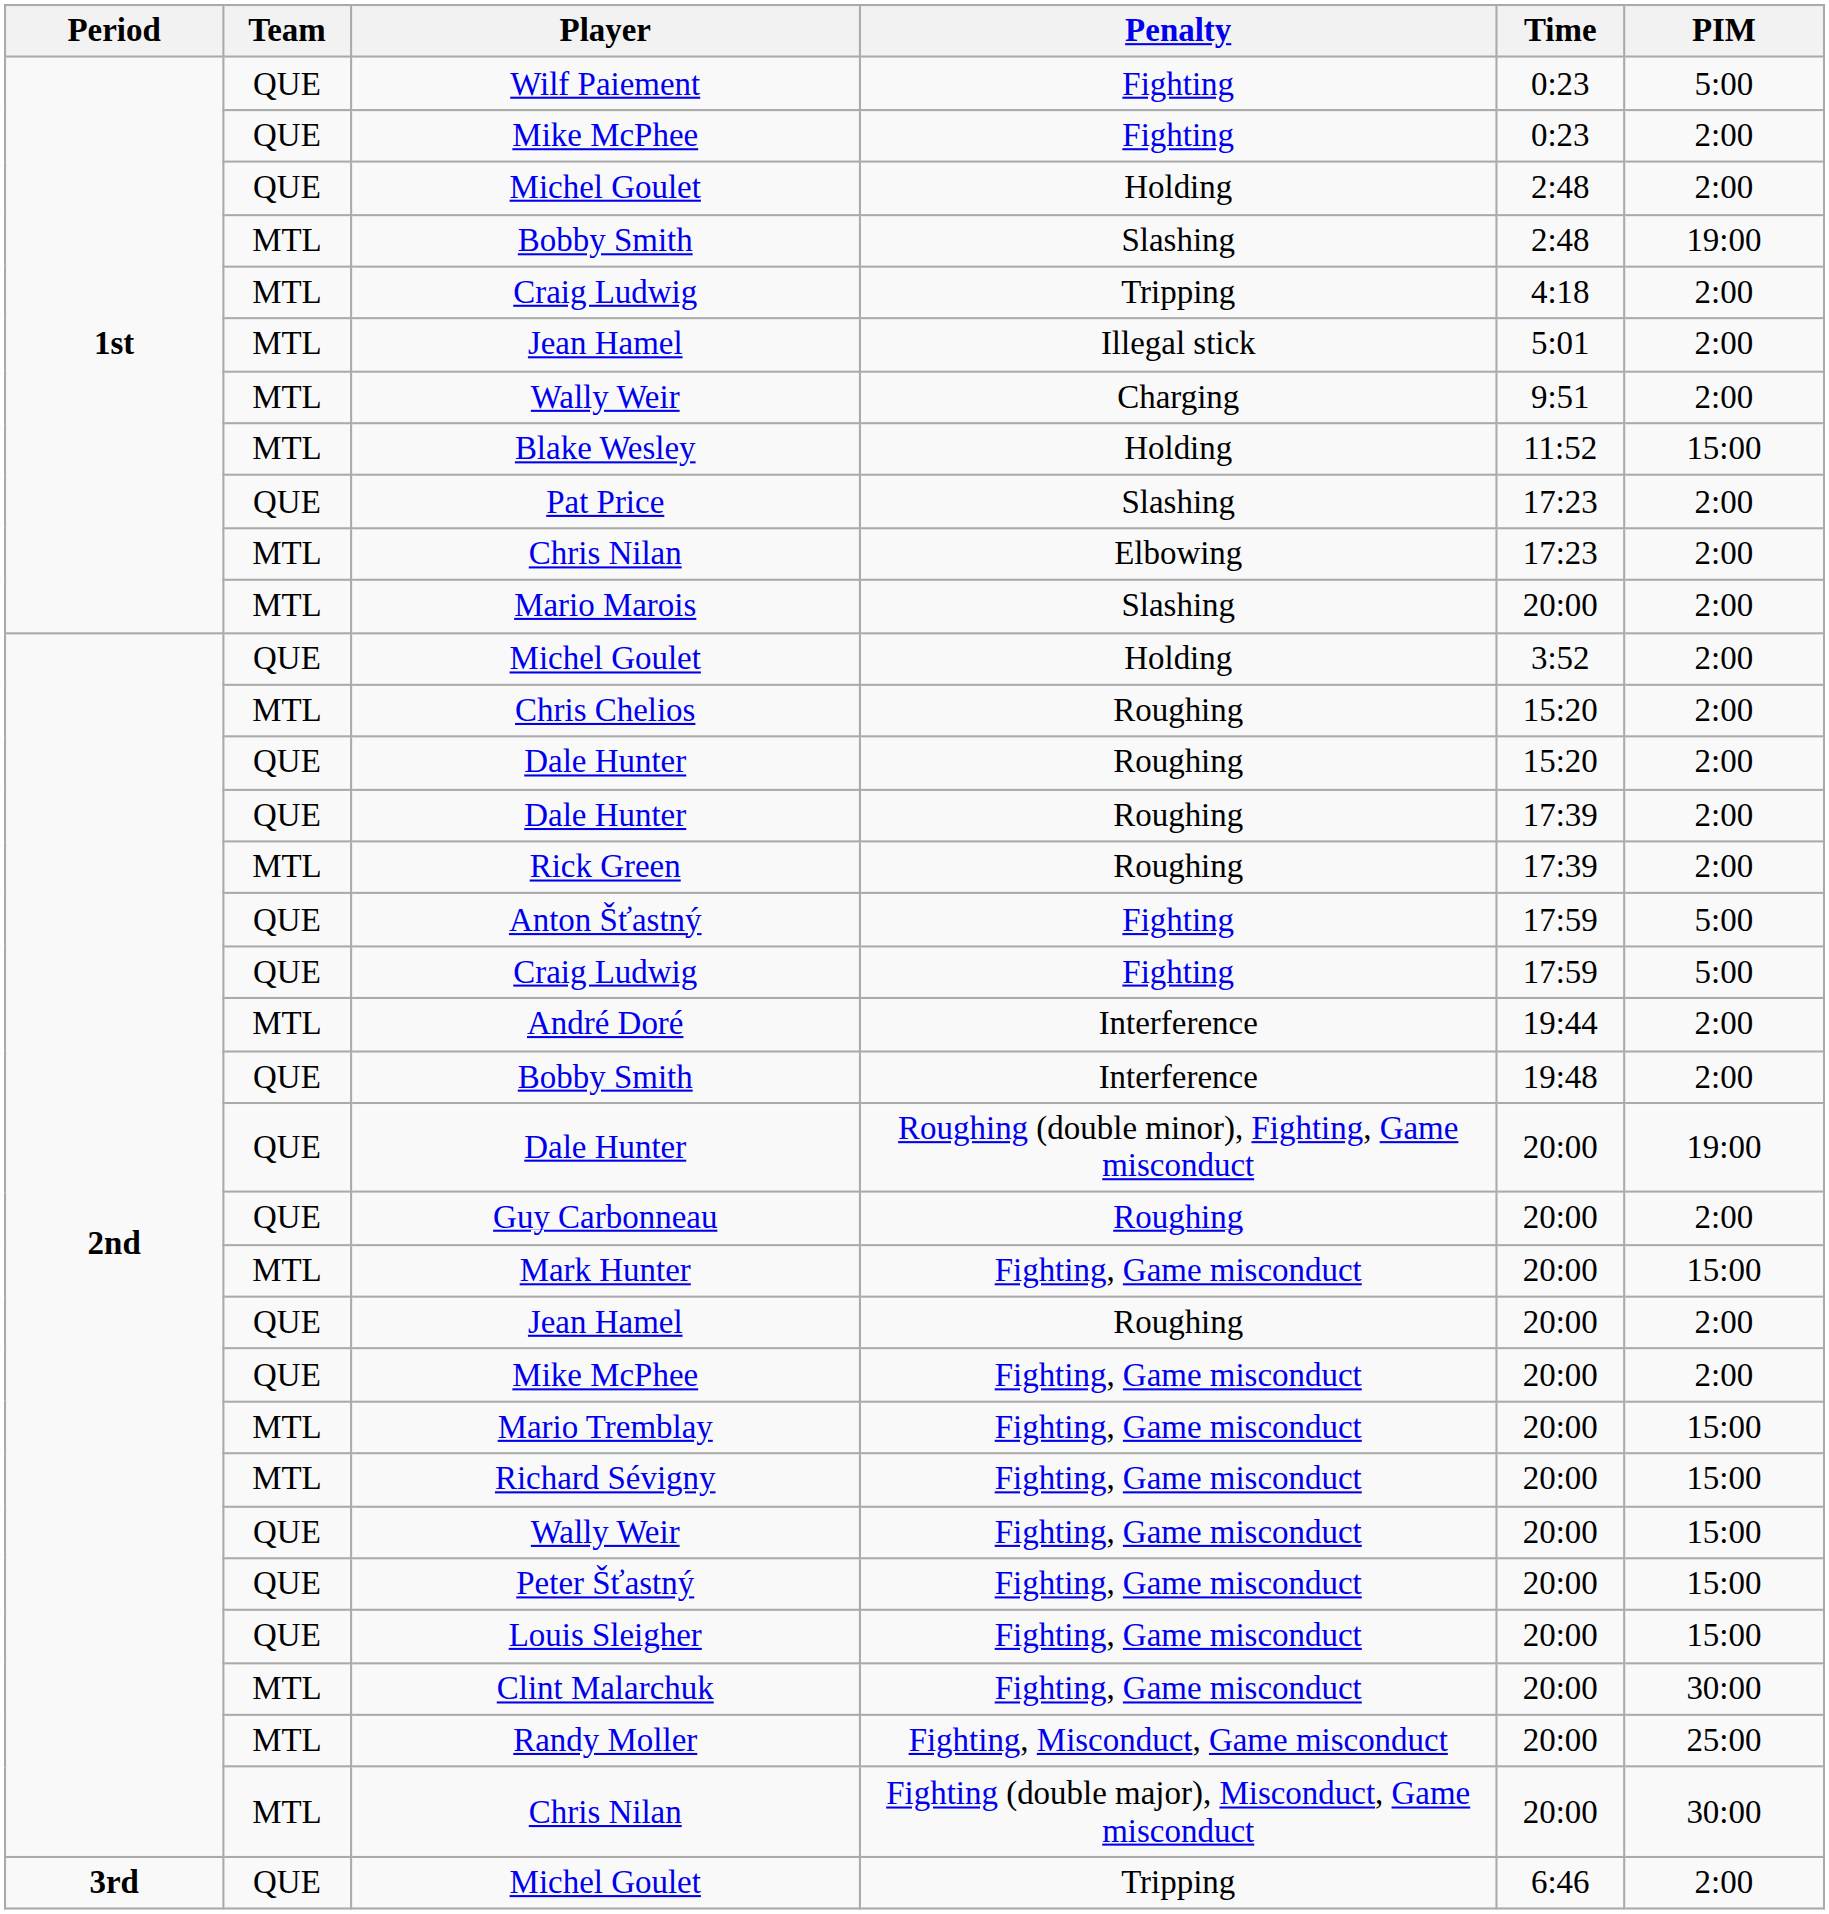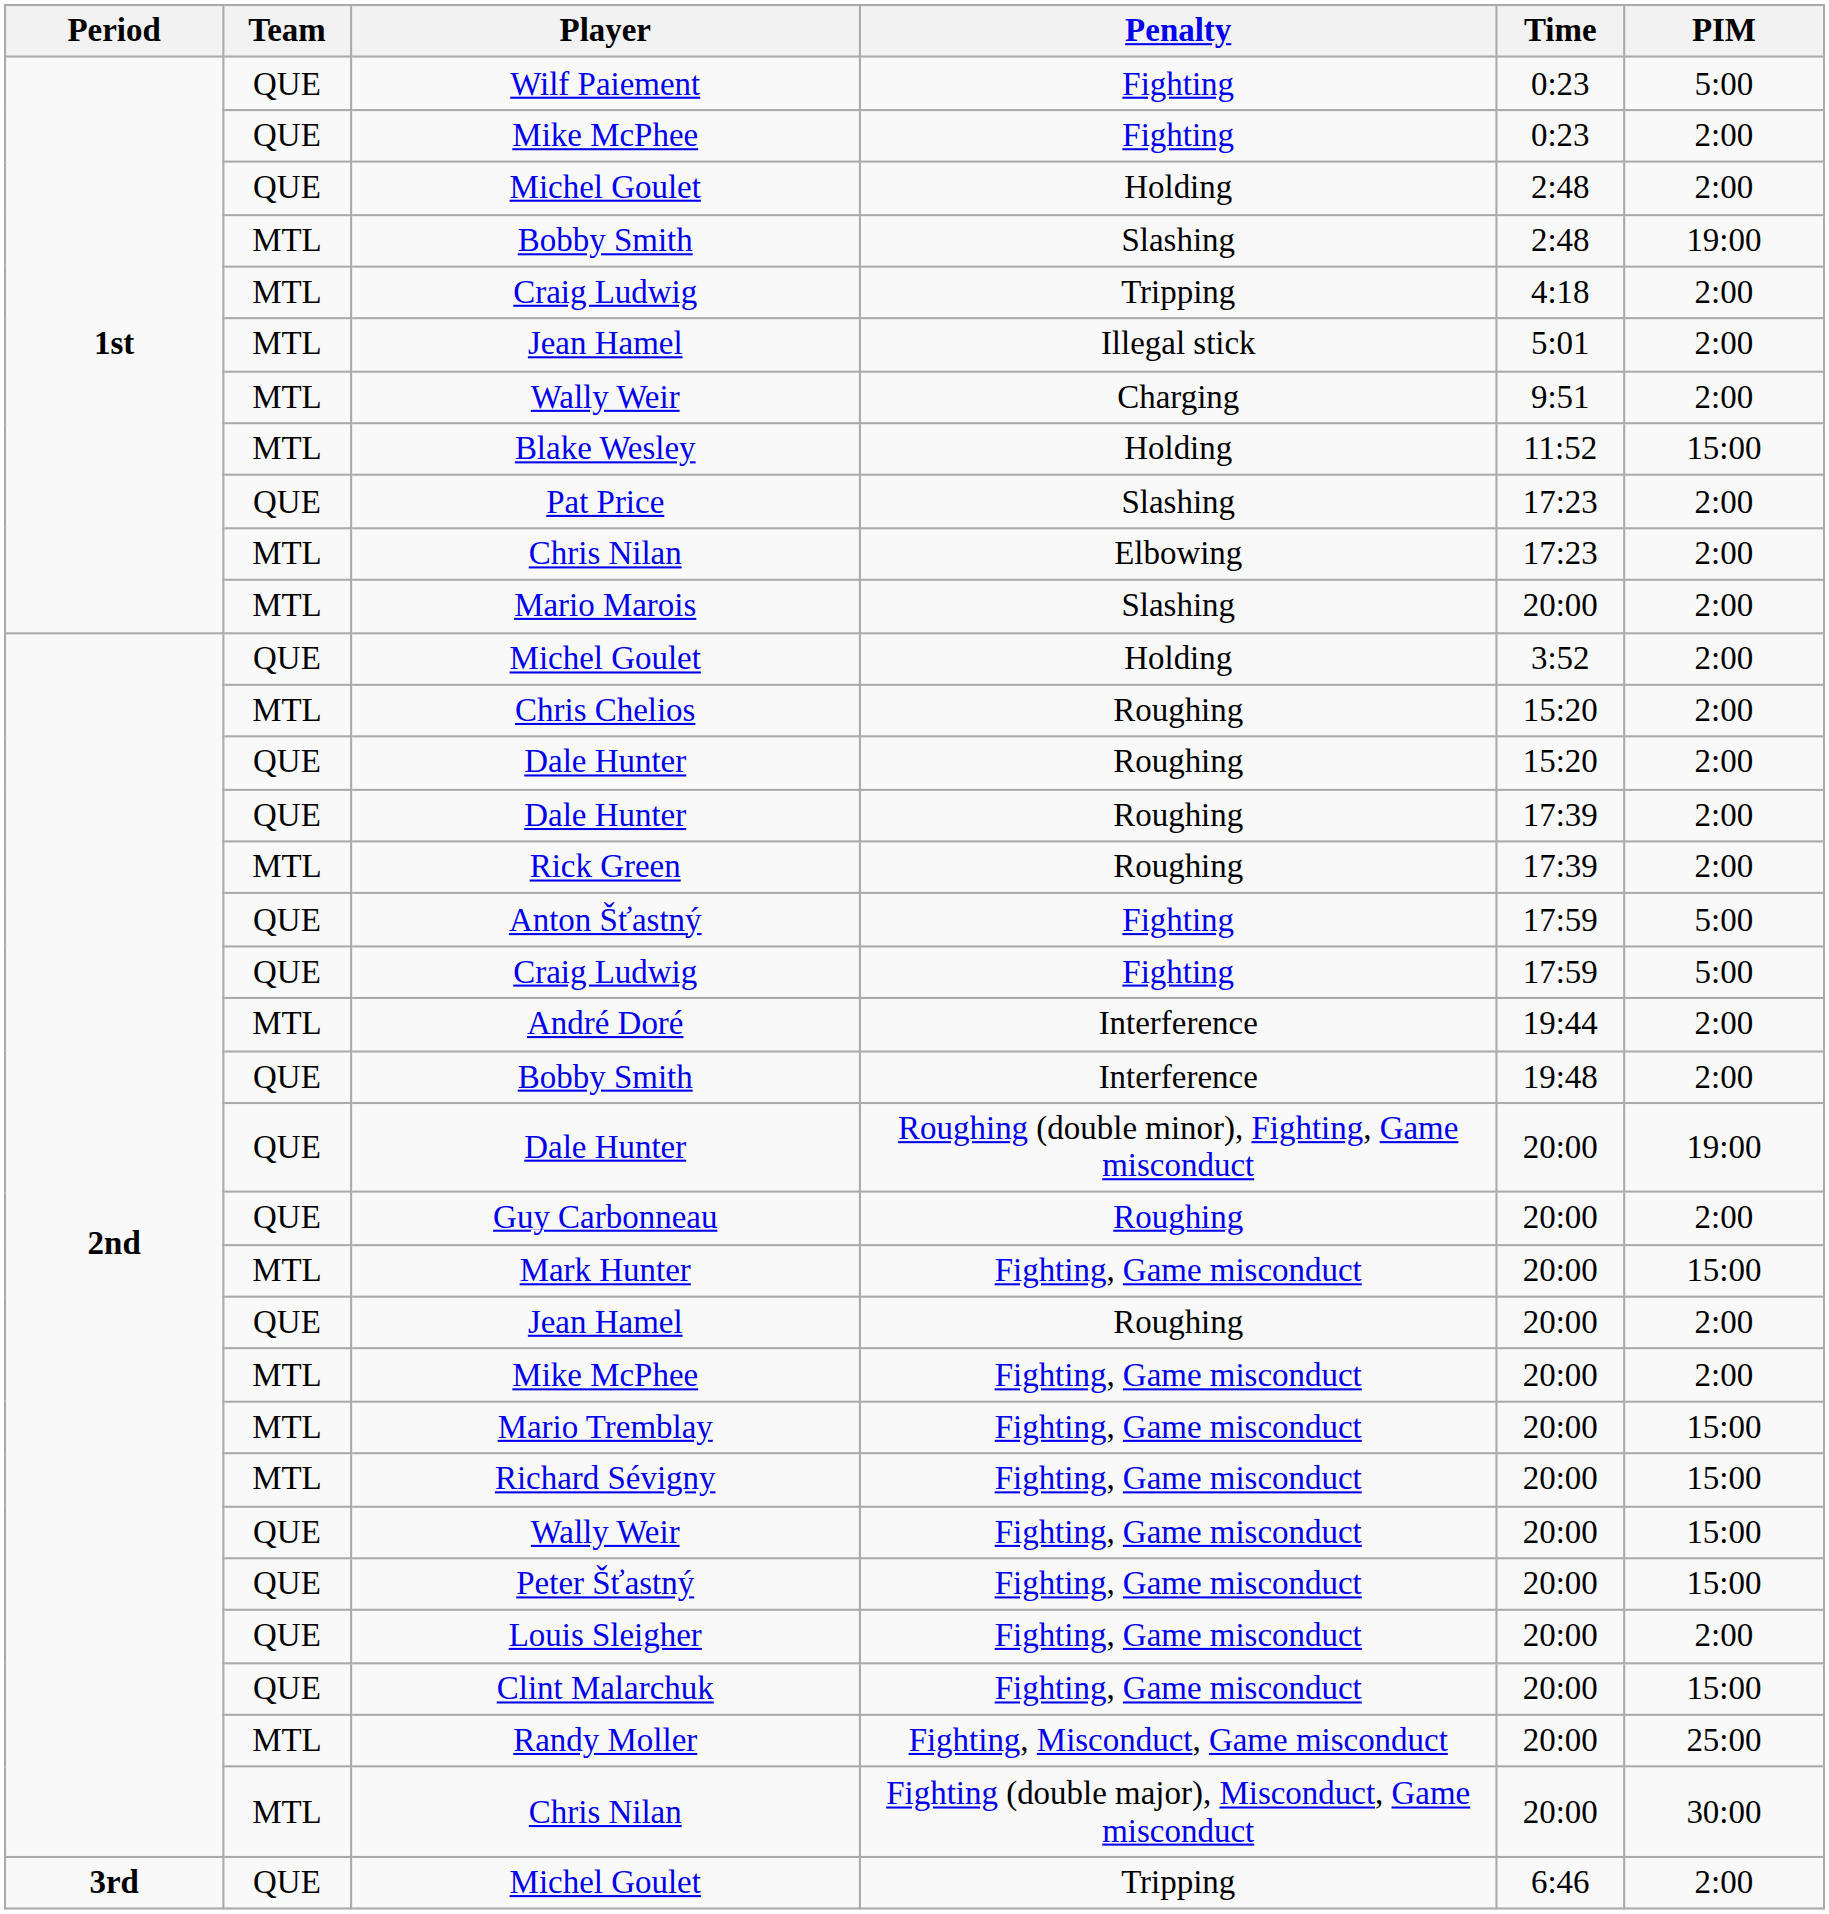(287, 1374) QUE -> (287, 1374) MTL
(1724, 1635) 15:00 -> (1724, 1635) 2:00
(287, 1688) MTL -> (287, 1688) QUE
(1724, 1688) 30:00 -> (1724, 1688) 15:00
